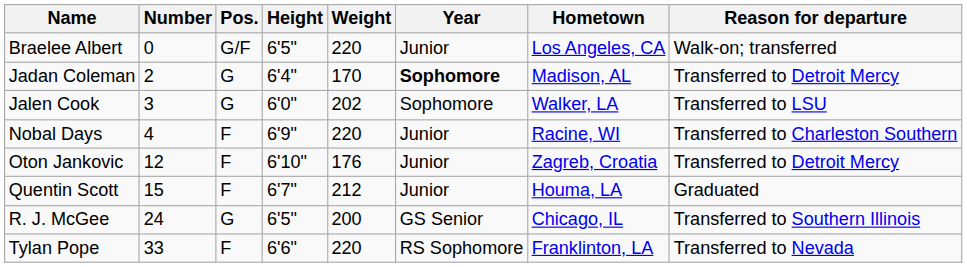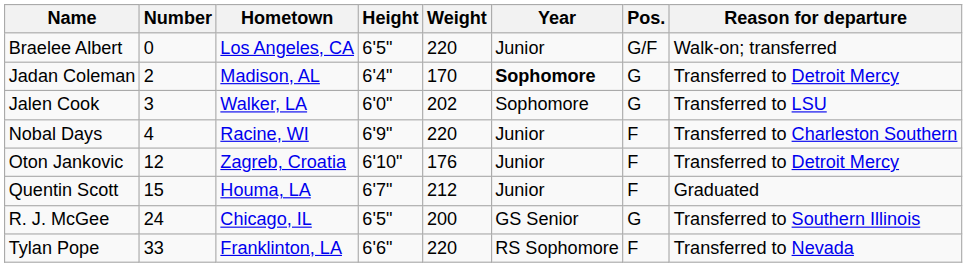columns swapped: (239, 18) <-> (599, 18)
